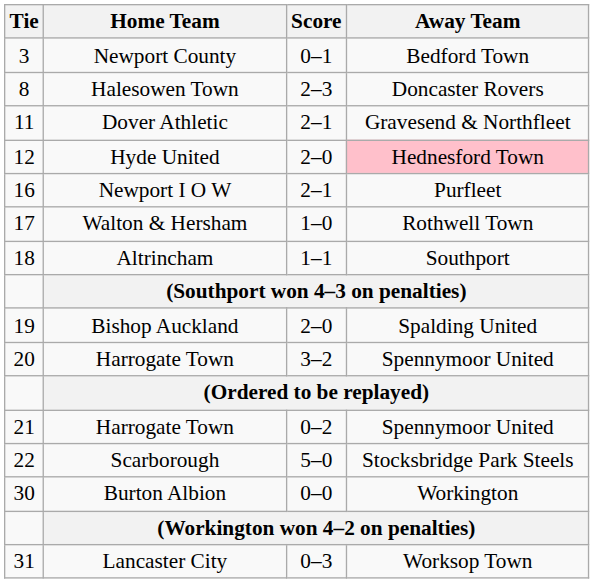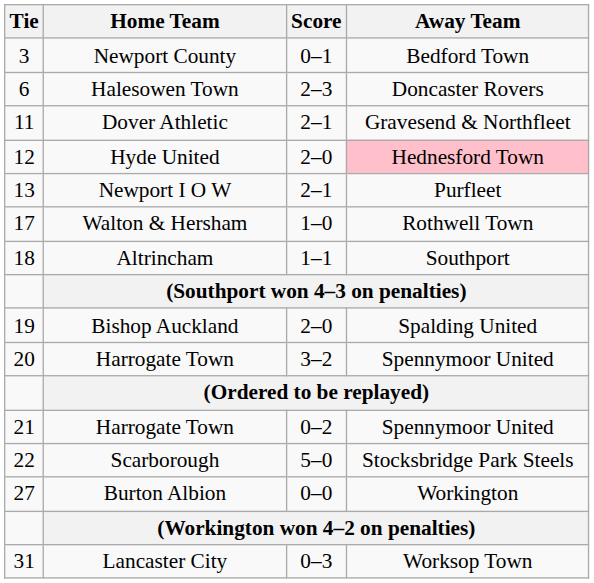(24, 88) 8 -> (24, 88) 6
(24, 190) 16 -> (24, 190) 13
(24, 493) 30 -> (24, 493) 27
